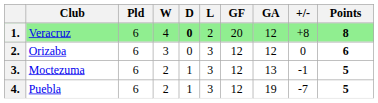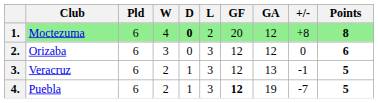(50, 32) Veracruz -> (57, 32) Moctezuma
(57, 70) Moctezuma -> (50, 70) Veracruz
(237, 88) normal -> (237, 88) bold
